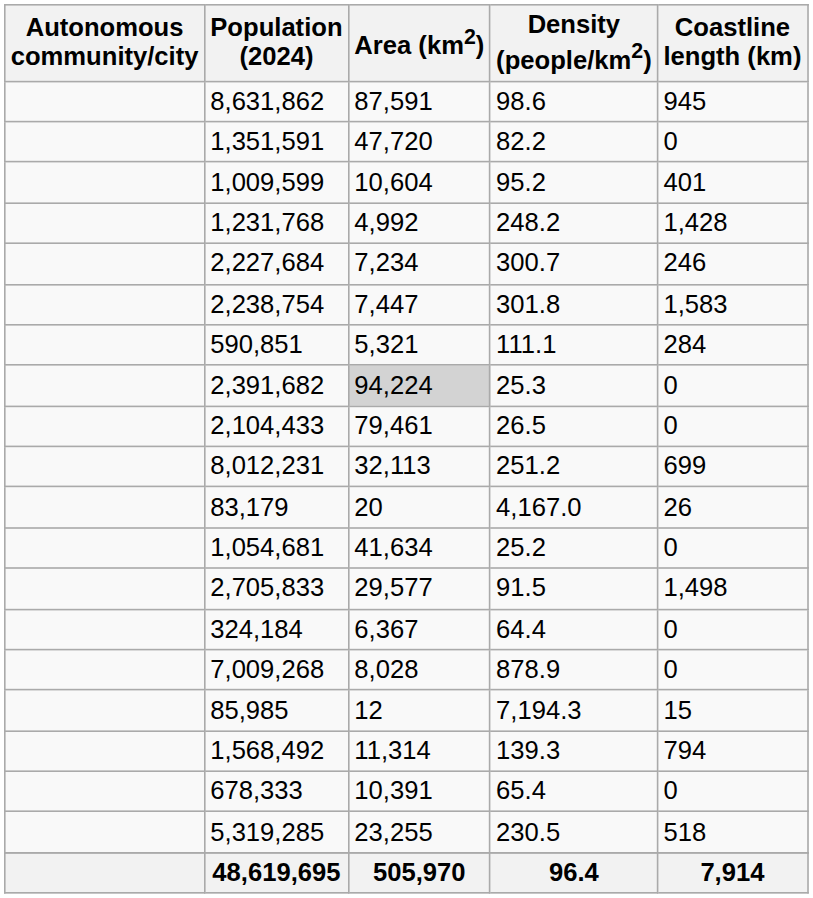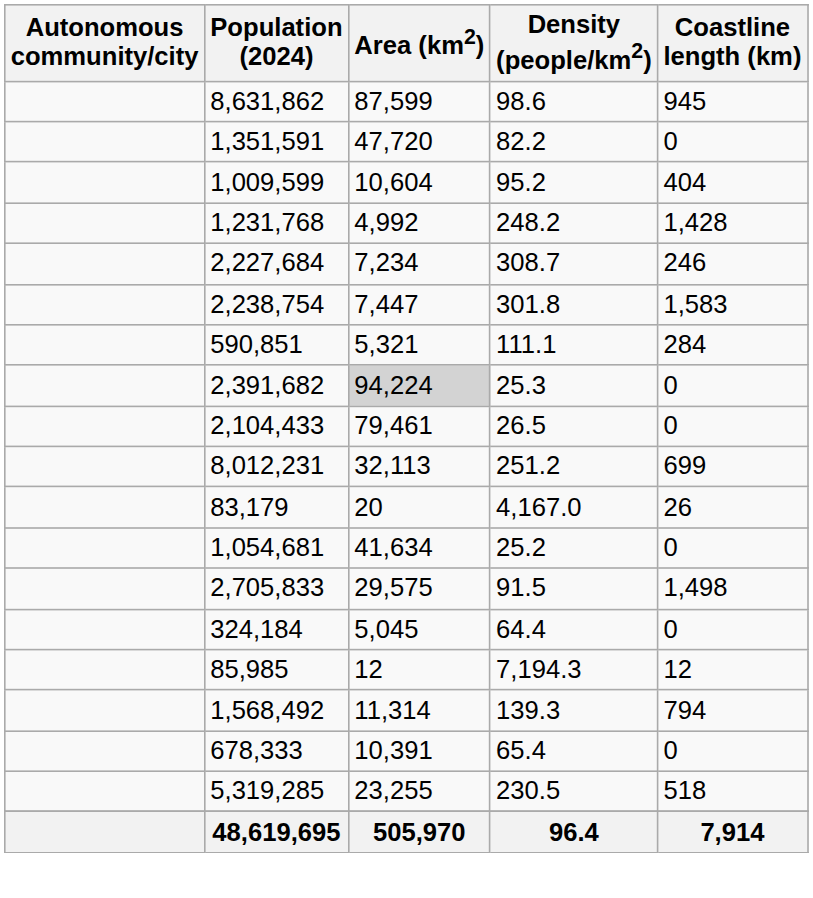(393, 101) 87,591 -> (393, 101) 87,599
(685, 182) 401 -> (685, 182) 404
(528, 263) 300.7 -> (528, 263) 308.7
(393, 588) 29,577 -> (393, 588) 29,575
(386, 628) 6,367 -> (386, 628) 5,045
- row: (267, 669)
(678, 710) 15 -> (678, 669) 12
